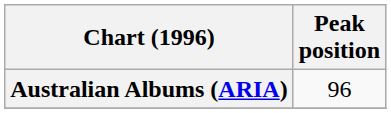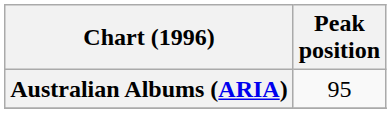(339, 88) 96 -> (339, 88) 95
